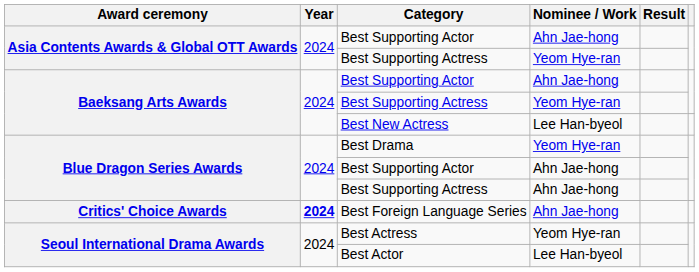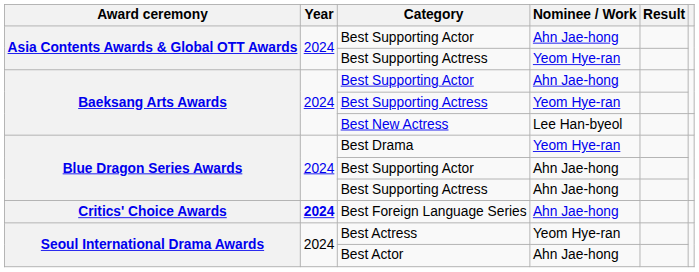(578, 255) Lee Han-byeol -> (576, 255) Ahn Jae-hong
